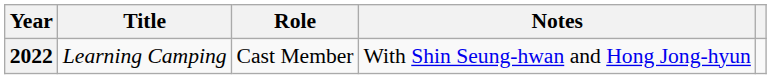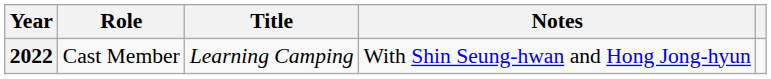columns swapped: (145, 21) <-> (295, 21)
